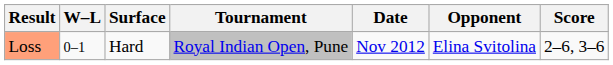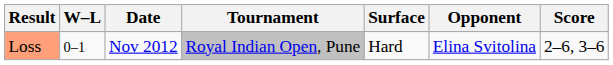columns swapped: (391, 18) <-> (137, 18)
